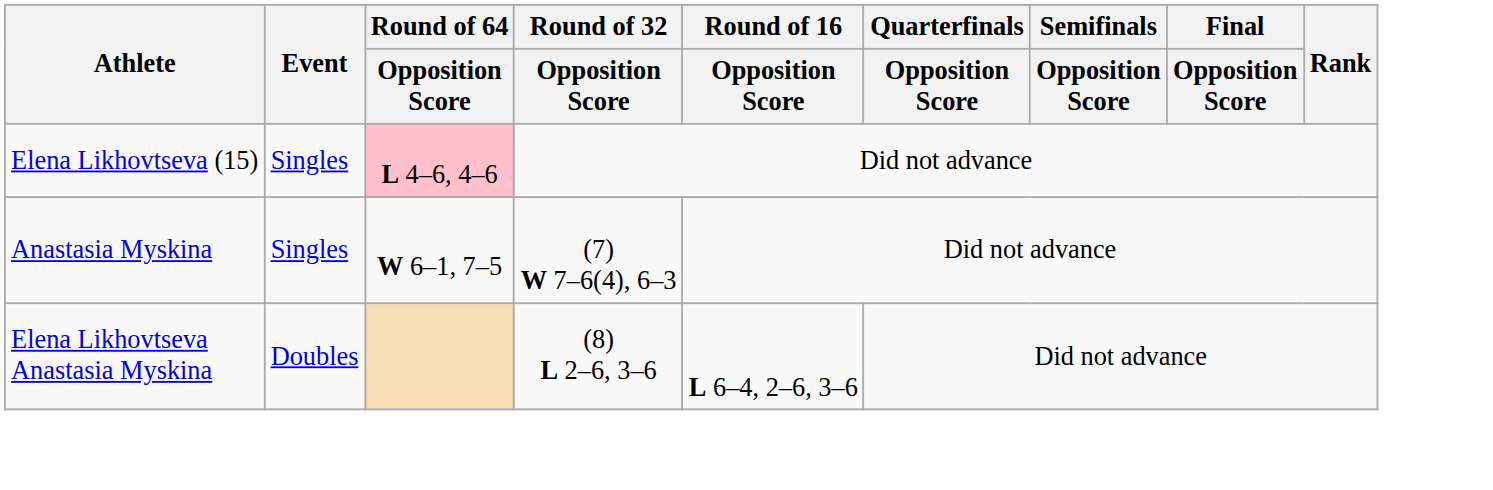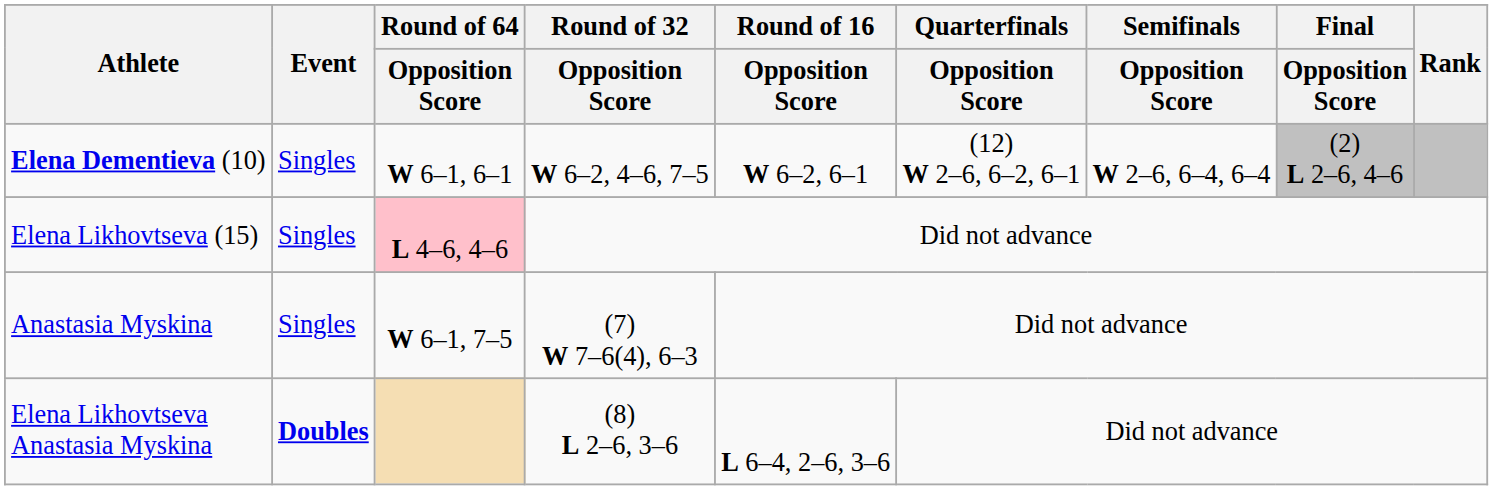+ row: (138, 160)
(315, 356) normal -> (323, 430) bold
